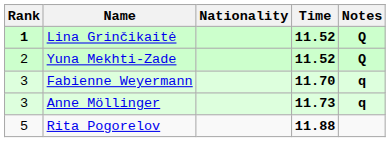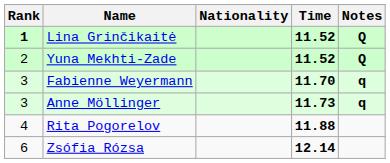(24, 126) 5 -> (24, 126) 4
+ row: (95, 148)
